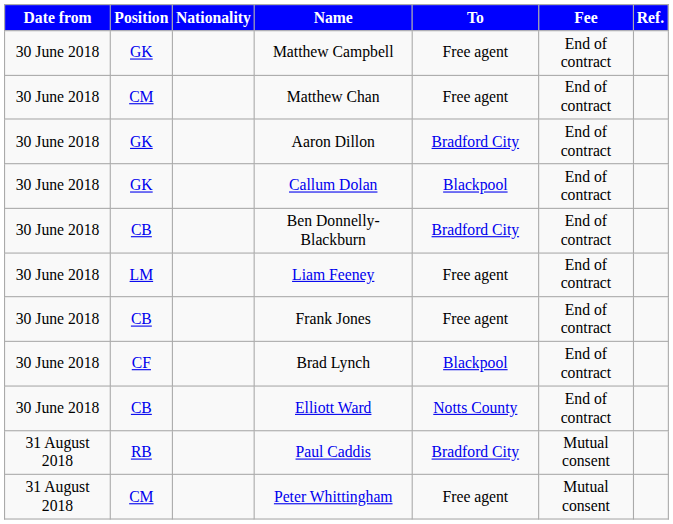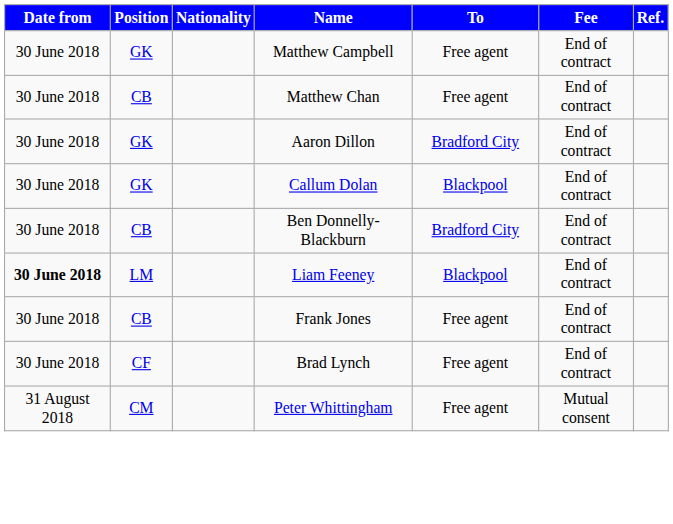(141, 97) CM -> (141, 97) CB
(58, 275) normal -> (58, 275) bold
(475, 275) Free agent -> (475, 275) Blackpool
(475, 363) Blackpool -> (475, 363) Free agent
- row: (333, 408)
- row: (333, 452)
